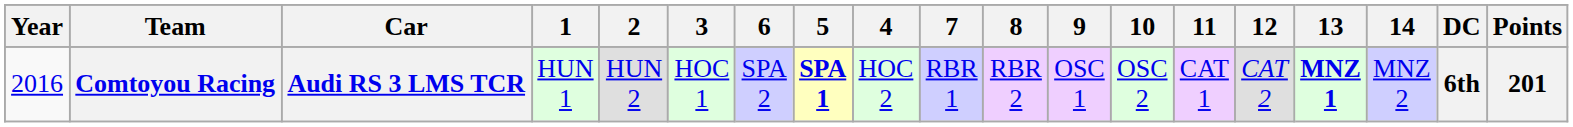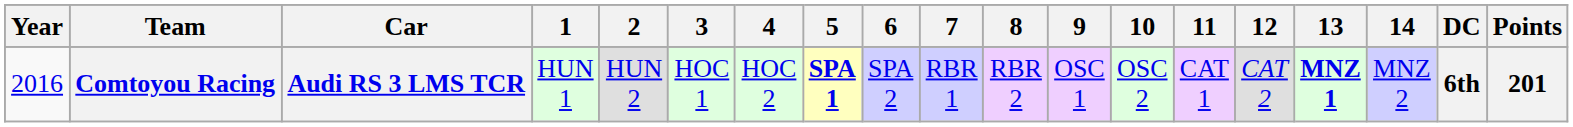columns swapped: (886, 25) <-> (764, 25)
